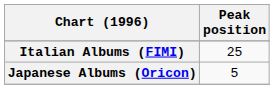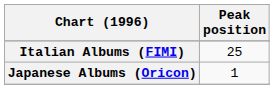(235, 73) 5 -> (235, 73) 1
